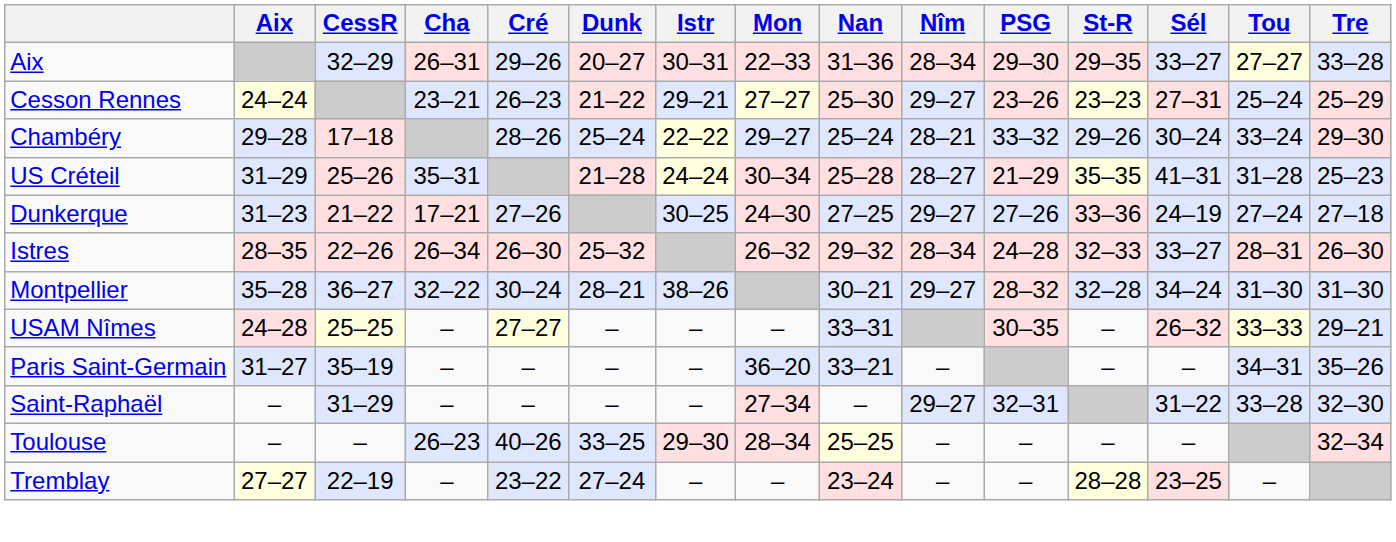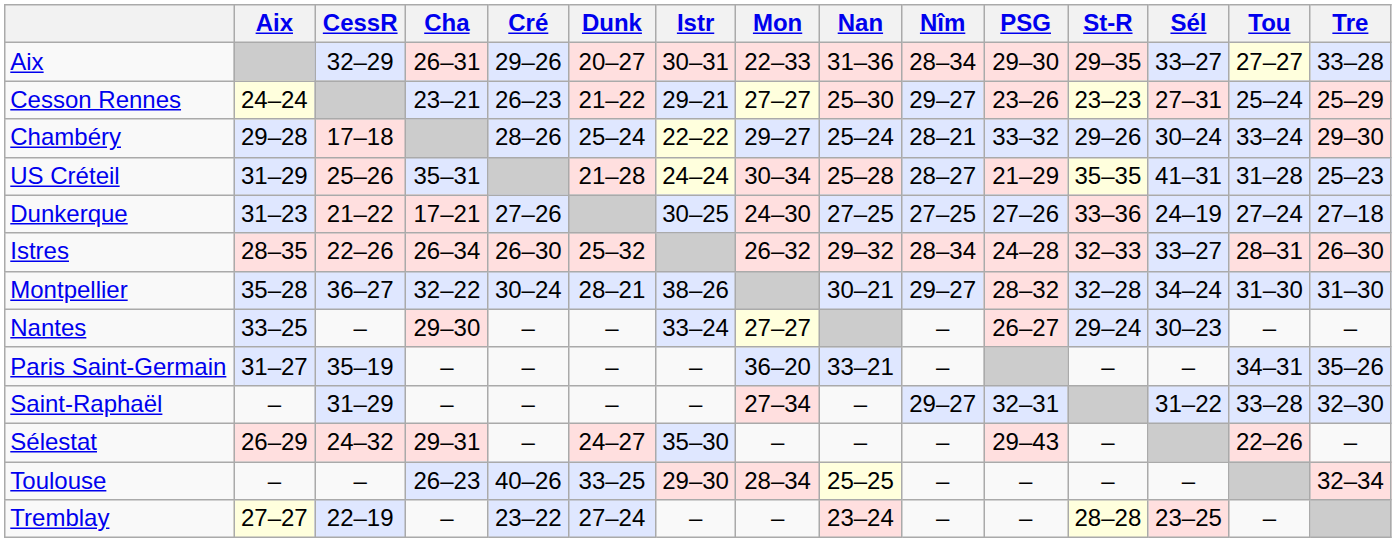(943, 213) 29–27 -> (943, 213) 27–25
+ row: (48, 328)
- row: (83, 328)
+ row: (54, 442)
